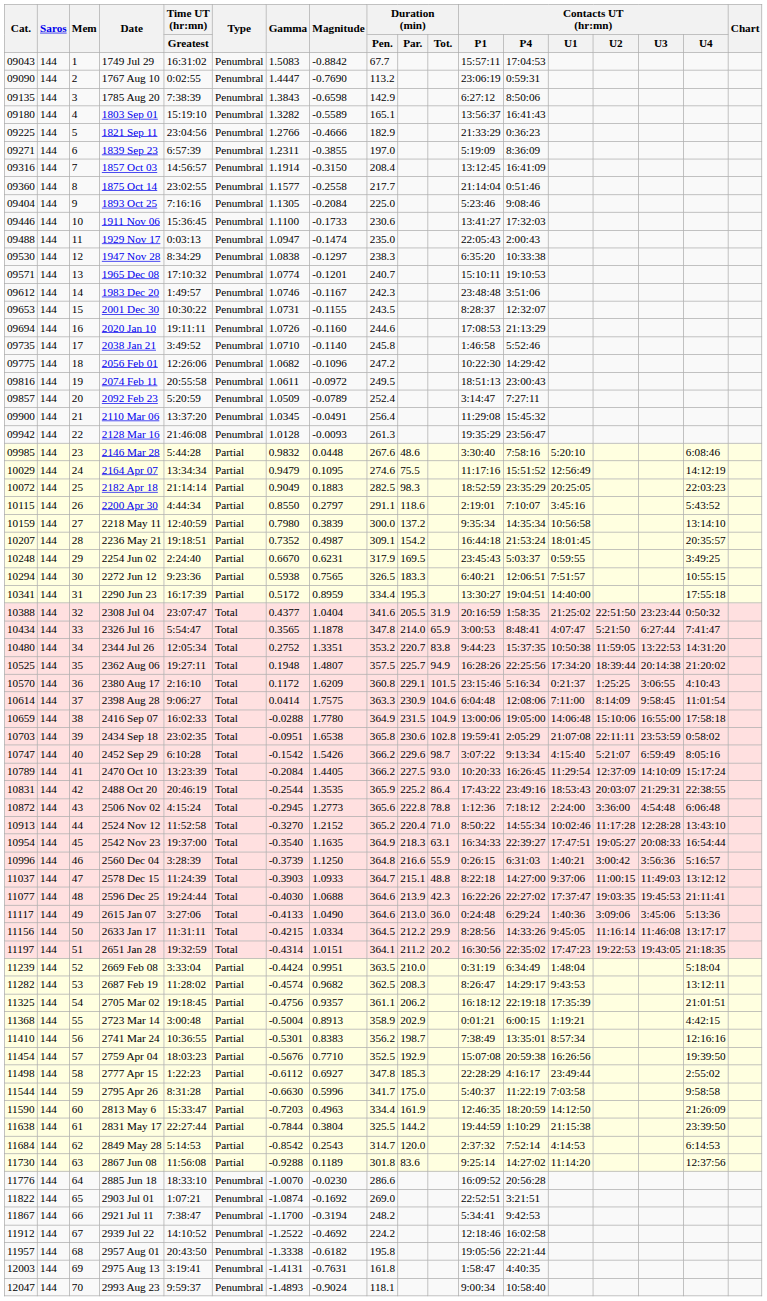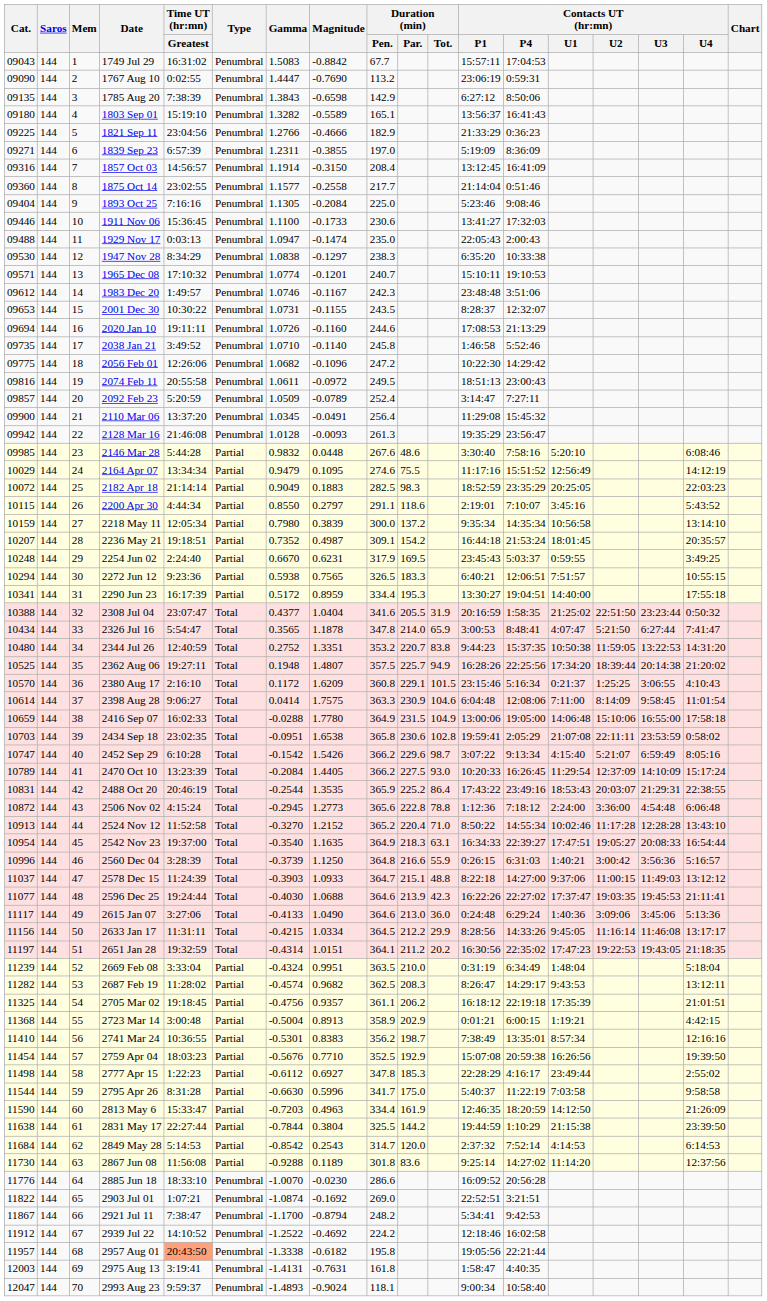(187, 523) 12:40:59 -> (187, 523) 12:05:34
(187, 647) 12:05:34 -> (187, 647) 12:40:59
(286, 967) -0.4424 -> (286, 967) -0.4324
(330, 1216) -0.3194 -> (330, 1216) -0.8794
(187, 1251) no background -> (187, 1251) lightsalmon background
